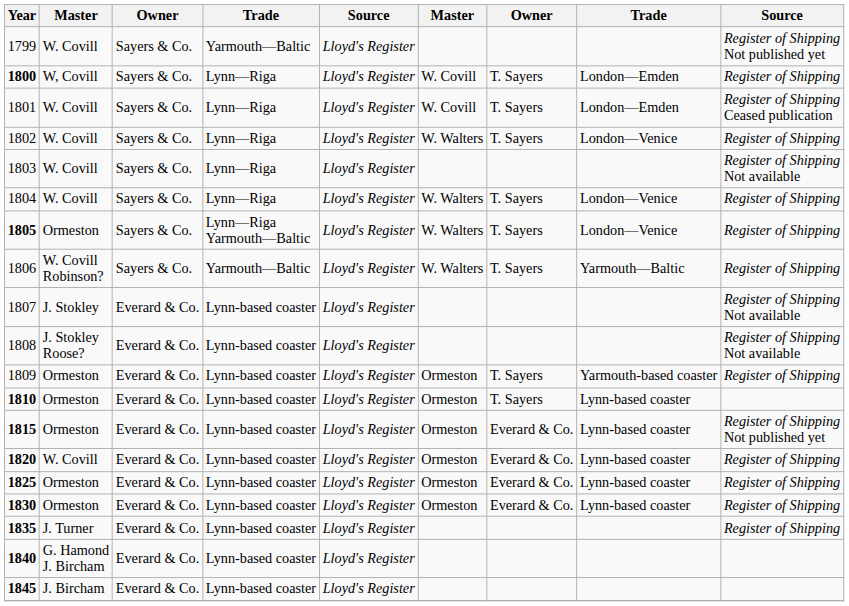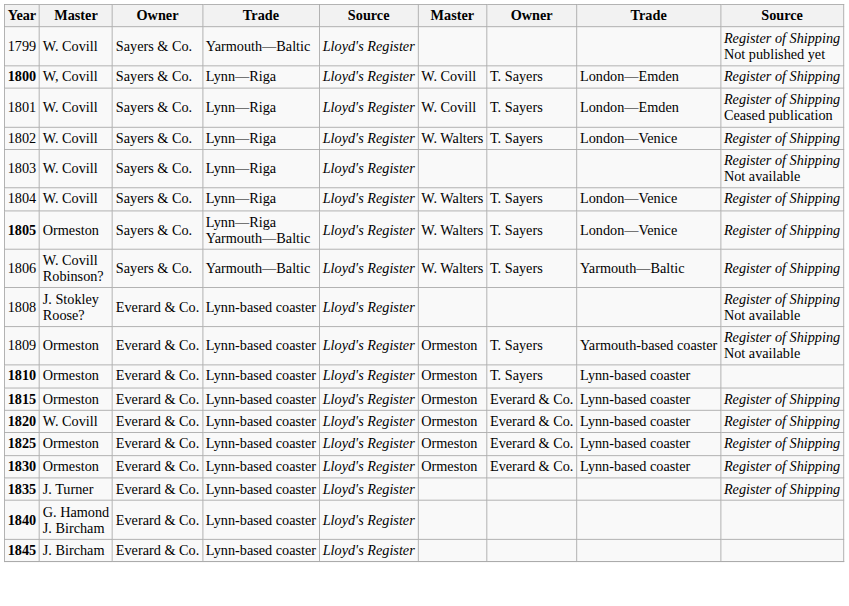- row: (22, 307)
(782, 376) Register of Shipping -> (782, 345) Register of Shipping Not available
(782, 429) Register of Shipping Not published yet -> (782, 398) Register of Shipping
